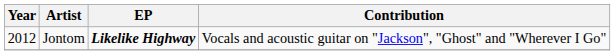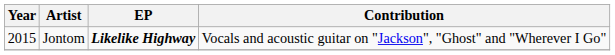(22, 38) 2012 -> (22, 38) 2015
